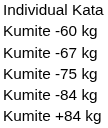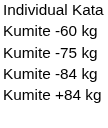- row: (50, 52)
